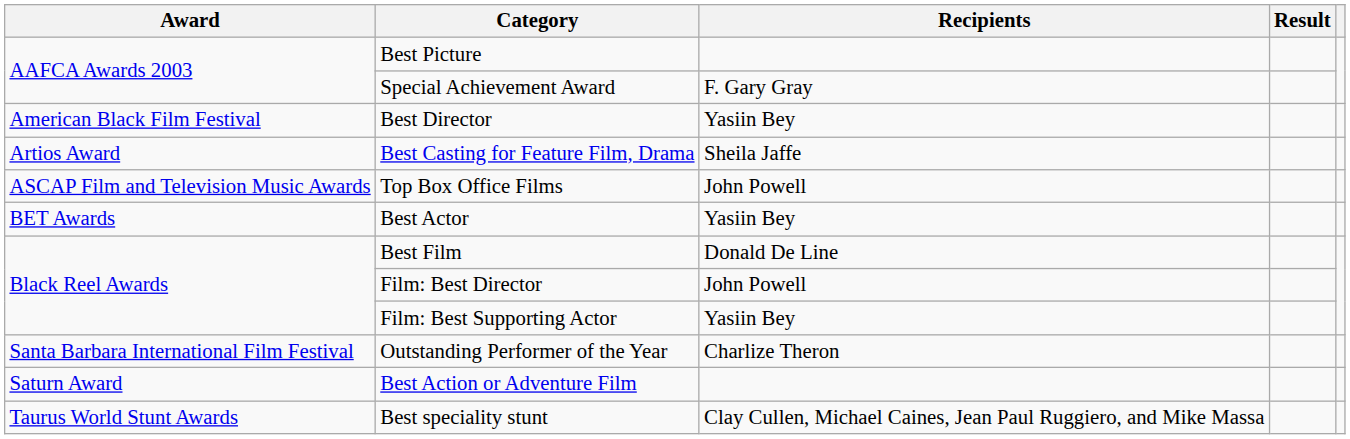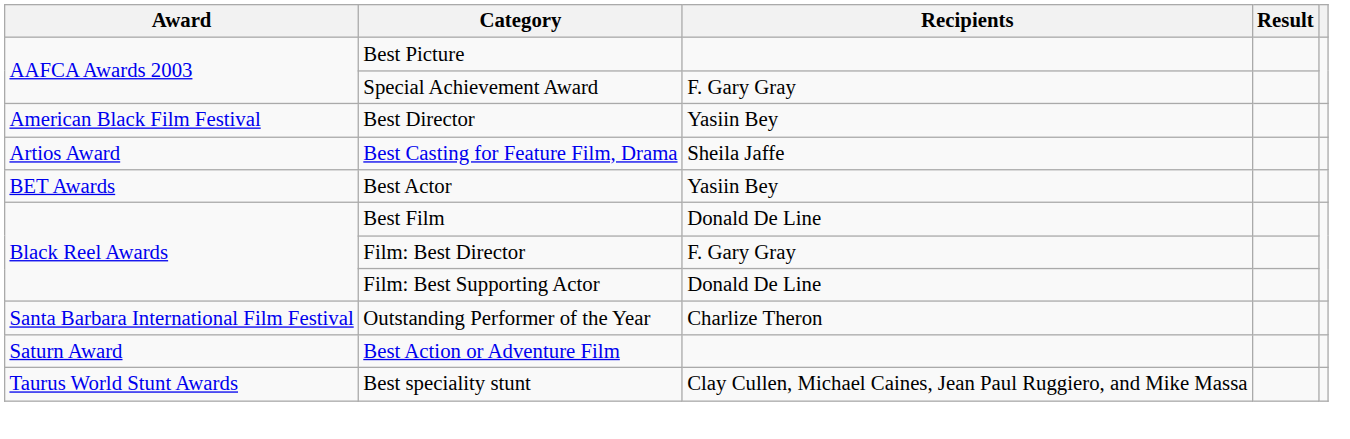- row: (472, 185)
(755, 284) John Powell -> (741, 251) F. Gary Gray
(750, 317) Yasiin Bey -> (754, 284) Donald De Line
